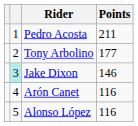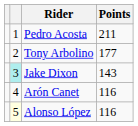(108, 73) 146 -> (108, 73) 143
(16, 112) no background -> (16, 112) lightyellow background
